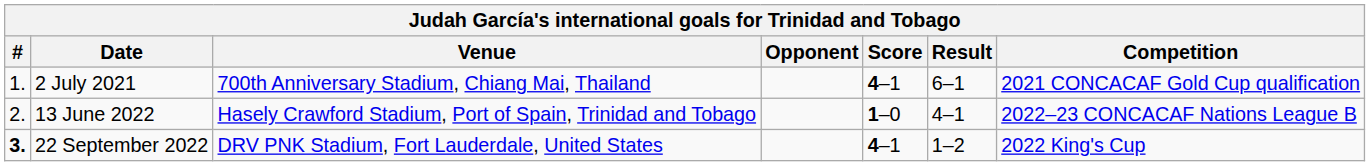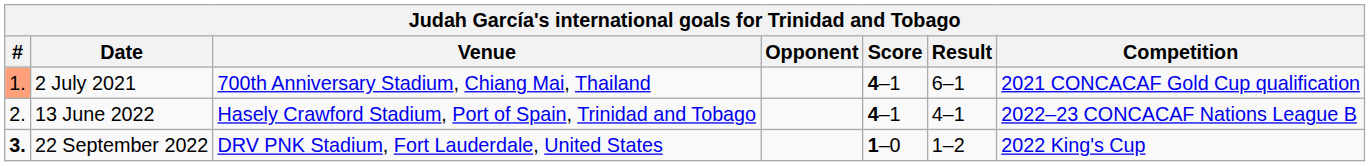(17, 83) no background -> (17, 83) lightsalmon background
(884, 114) 1–0 -> (884, 114) 4–1
(884, 146) 4–1 -> (884, 146) 1–0
